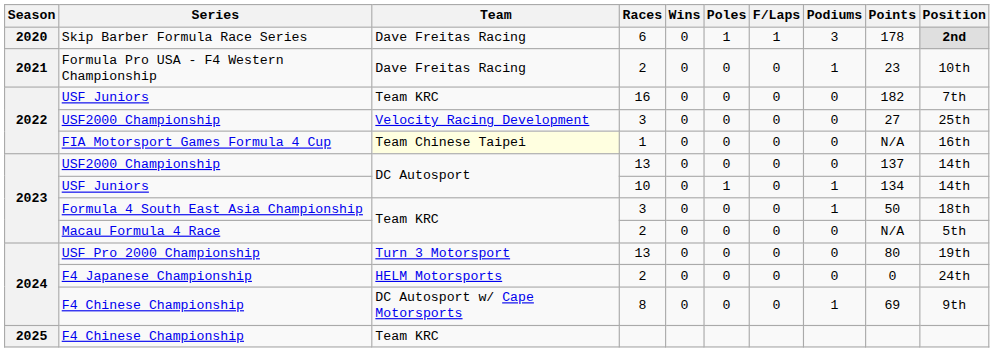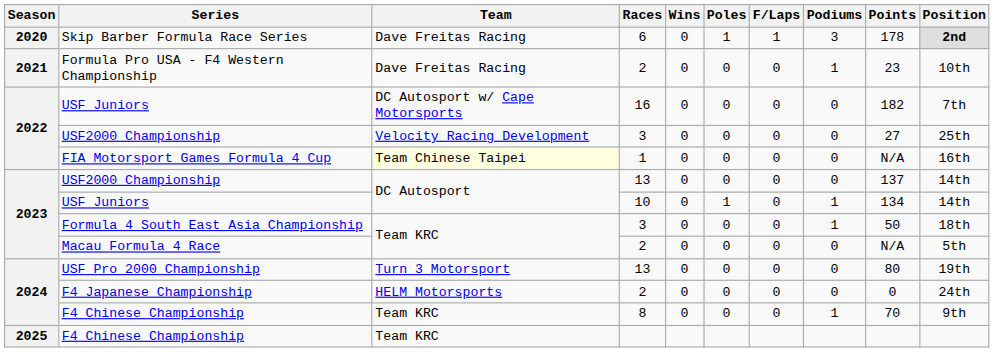(407, 98) Team KRC -> (455, 106) DC Autosport w/ Cape Motorsports
(455, 306) DC Autosport w/ Cape Motorsports -> (407, 314) Team KRC
(892, 306) 69 -> (892, 314) 70
